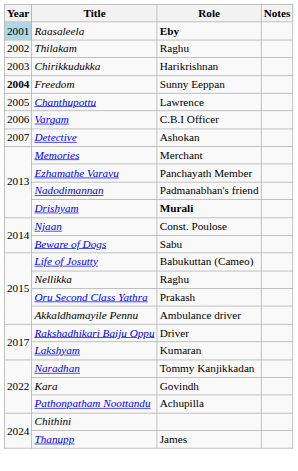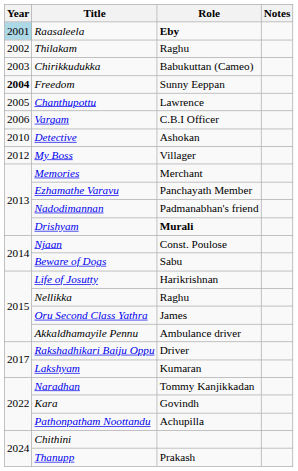(189, 66) Harikrishnan -> (207, 66) Babukuttan (Cameo)
(18, 137) 2007 -> (18, 137) 2010
+ row: (54, 155)
(207, 262) Babukuttan (Cameo) -> (189, 279) Harikrishnan
(177, 297) Prakash -> (173, 315) James
(173, 439) James -> (177, 457) Prakash
